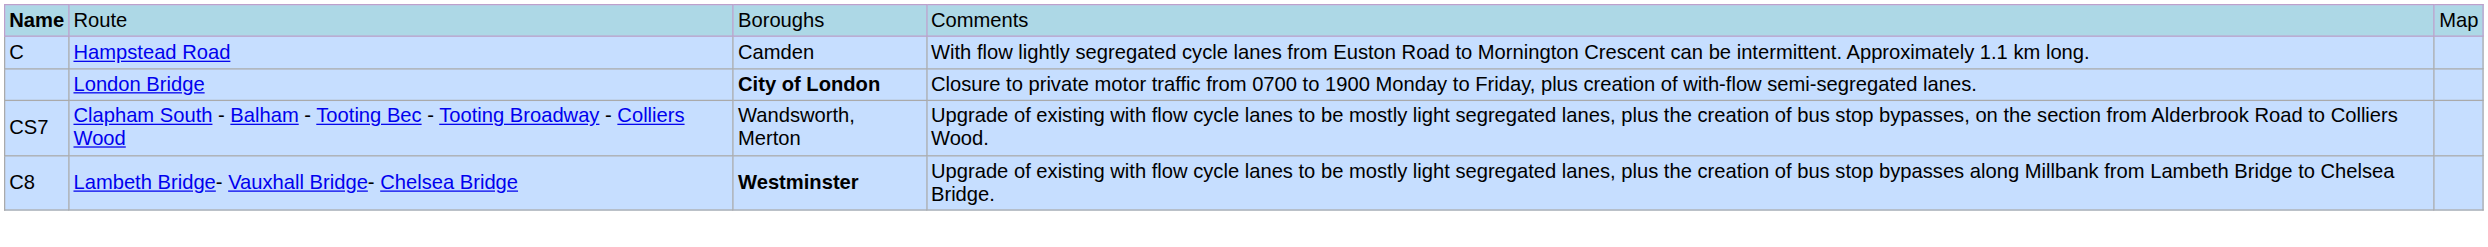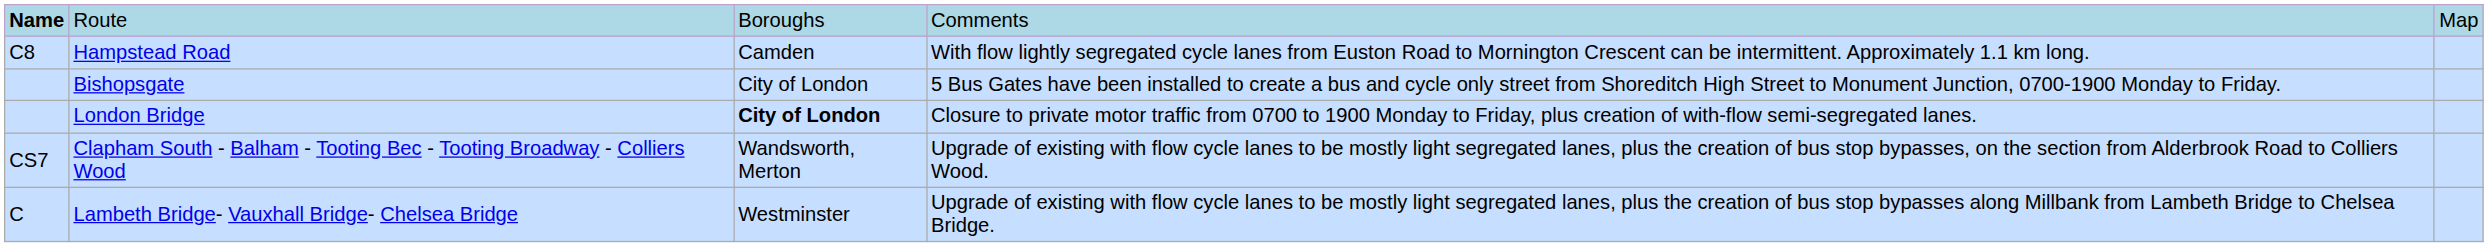(17, 52) C -> (22, 52) C8
+ row: (129, 84)
(22, 182) C8 -> (17, 214) C
(798, 182) bold -> (794, 214) normal
